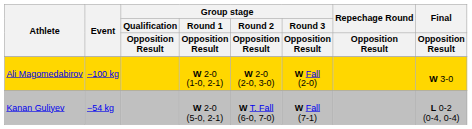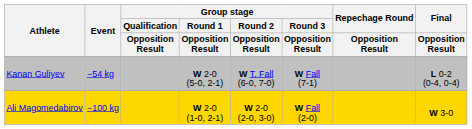rows swapped: (35, 108) <-> (45, 74)
